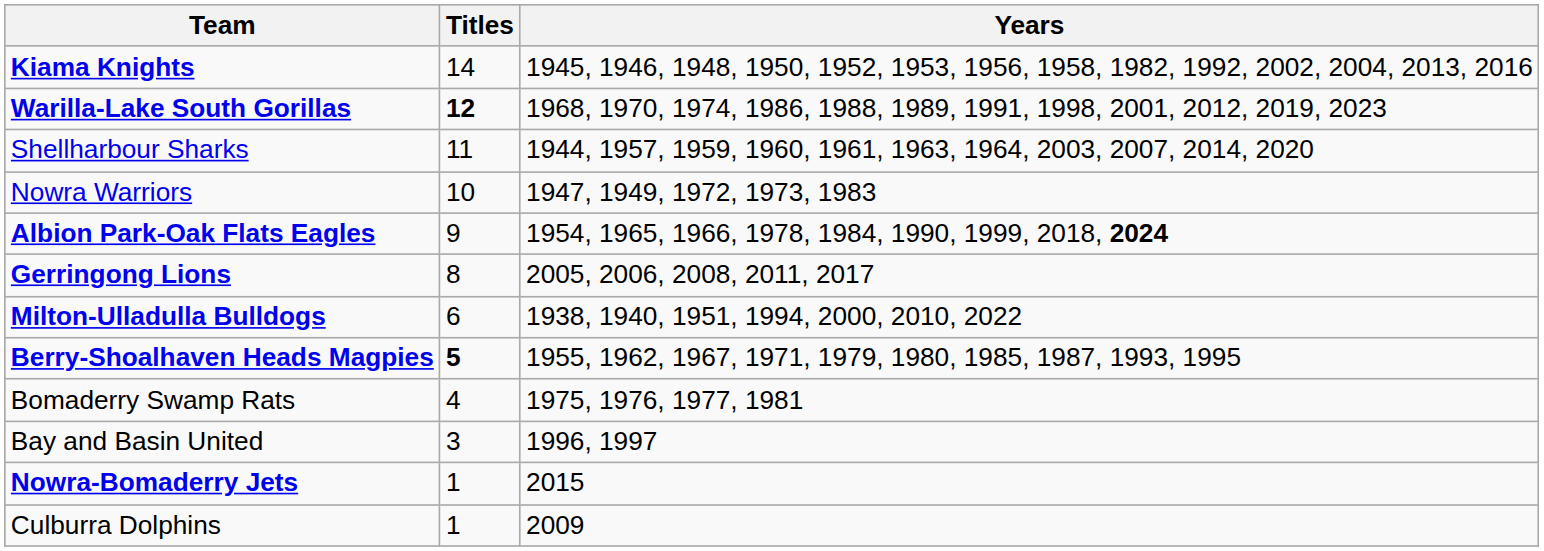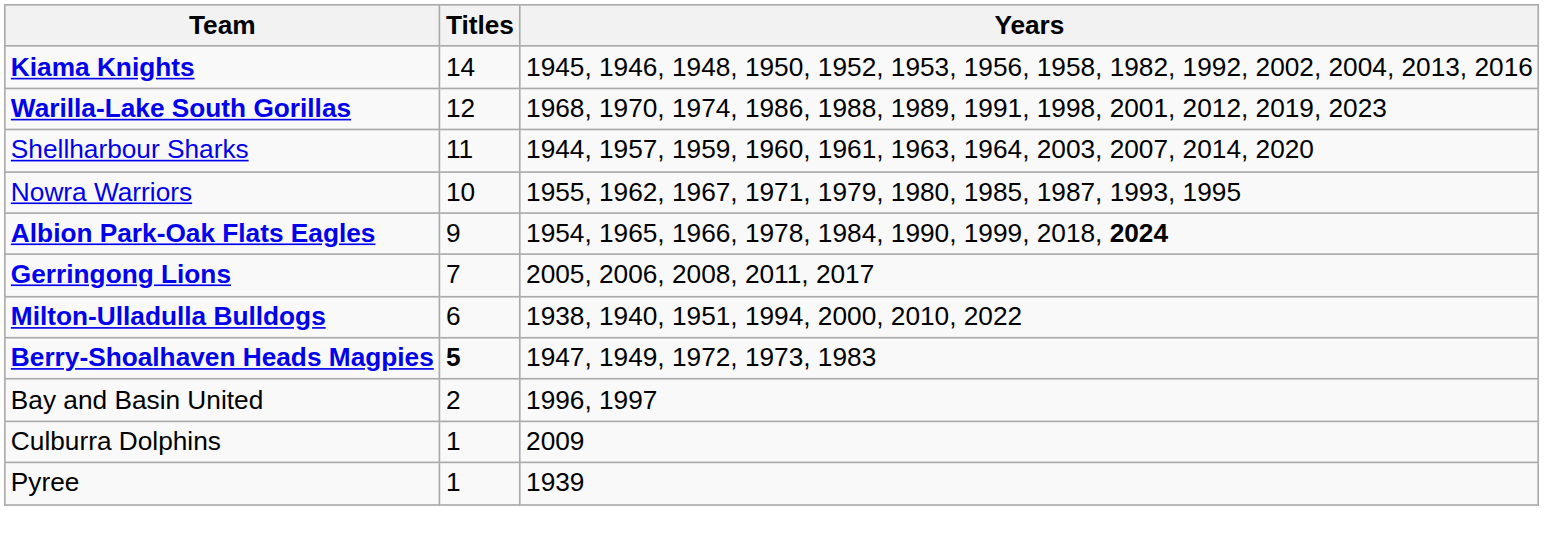(460, 108) bold -> (460, 108) normal
(701, 191) 1947, 1949, 1972, 1973, 1983 -> (884, 191) 1955, 1962, 1967, 1971, 1979, 1980, 1985, 1987, 1993, 1995
(453, 274) 8 -> (453, 274) 7
(884, 358) 1955, 1962, 1967, 1971, 1979, 1980, 1985, 1987, 1993, 1995 -> (701, 358) 1947, 1949, 1972, 1973, 1983
- row: (153, 399)
(453, 441) 3 -> (453, 399) 2
- row: (155, 483)
+ row: (45, 483)
